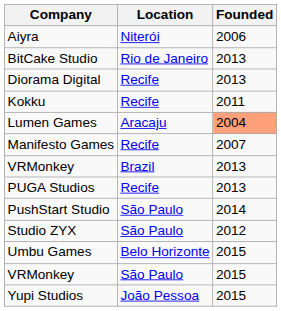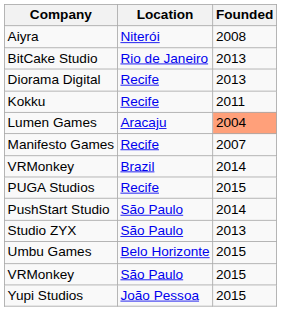(231, 36) 2006 -> (231, 36) 2008
(231, 166) 2013 -> (231, 166) 2014
(231, 187) 2013 -> (231, 187) 2015
(231, 230) 2012 -> (231, 230) 2013
